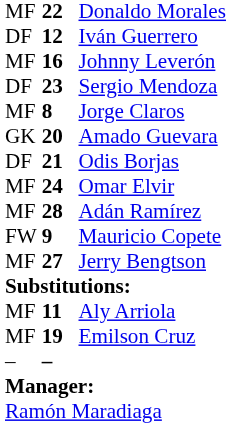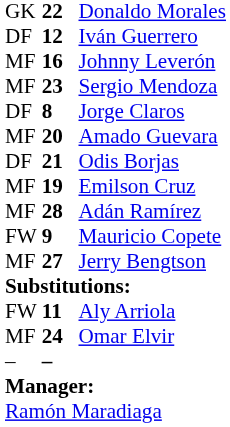(20, 11) MF -> (20, 11) GK
(19, 86) DF -> (20, 86) MF
(20, 111) MF -> (19, 111) DF
(20, 136) GK -> (20, 136) MF
rows swapped: (52, 186) <-> (52, 336)
(20, 311) MF -> (21, 311) FW
